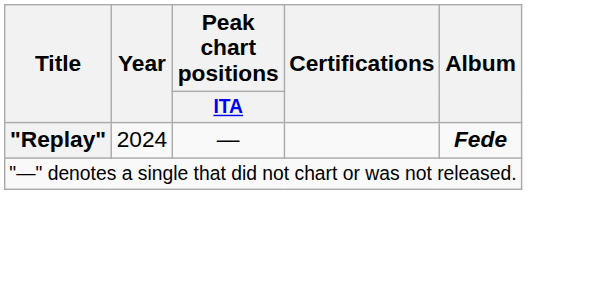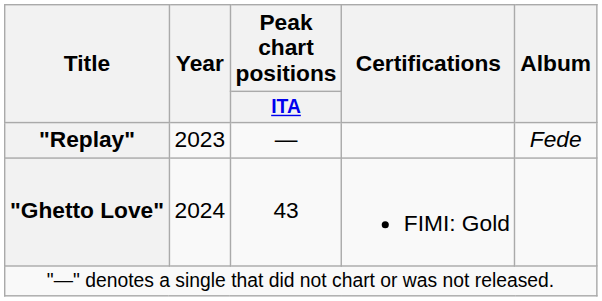(142, 140) 2024 -> (200, 140) 2023
(480, 140) bold -> (556, 140) normal
+ row: (87, 211)
